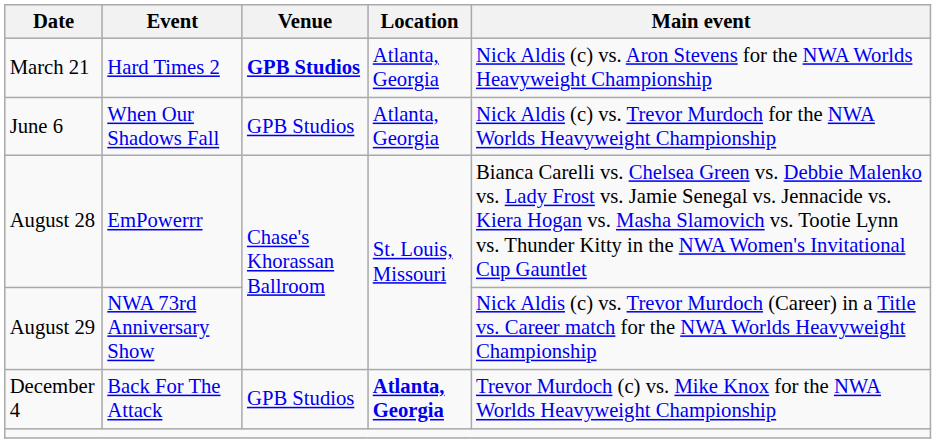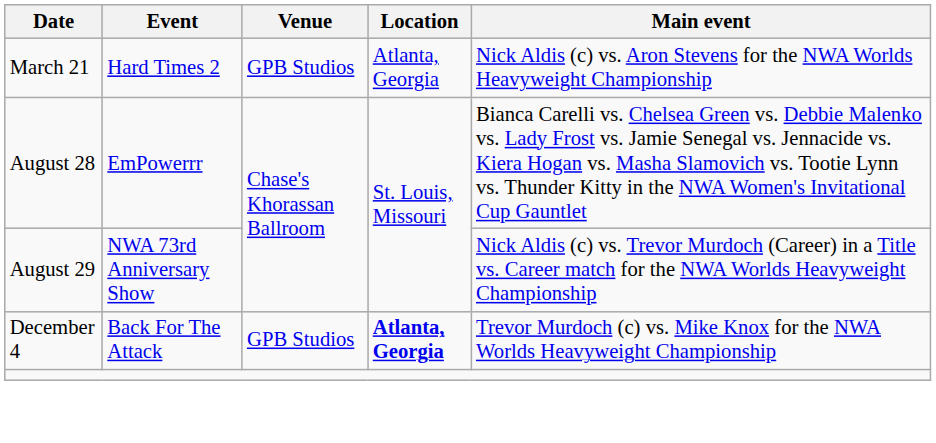(304, 67) bold -> (301, 67) normal
- row: (36, 125)
